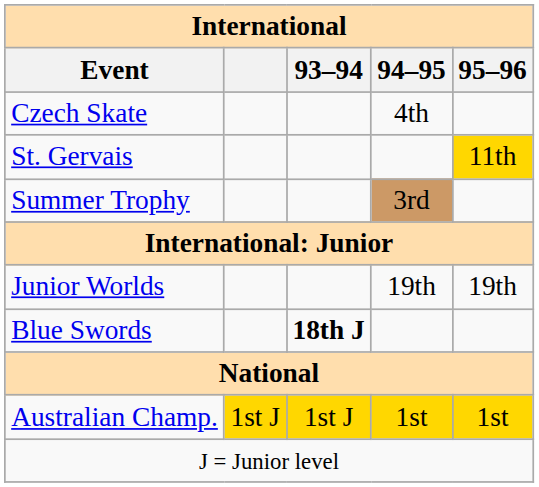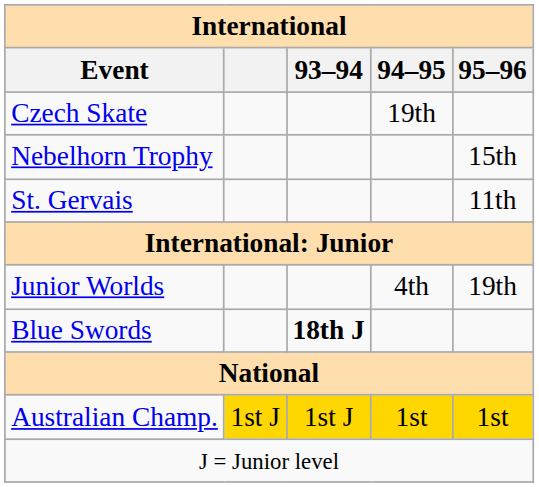(412, 112) 4th -> (412, 112) 19th
+ row: (112, 156)
(493, 156) gold background -> (493, 199) no background
- row: (100, 199)
(412, 286) 19th -> (412, 286) 4th
